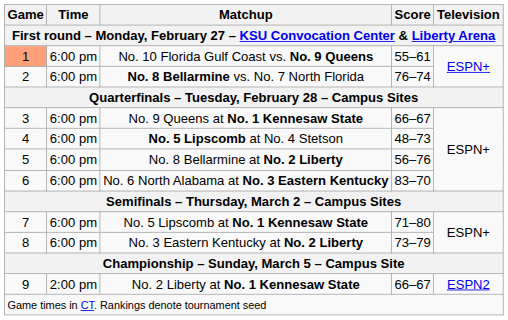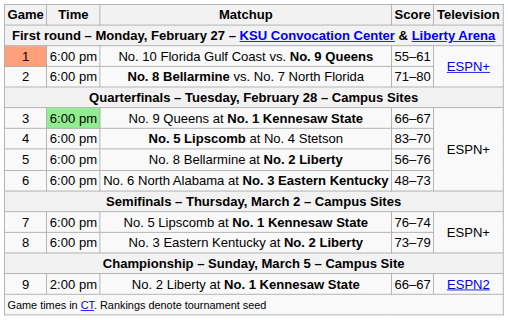(413, 77) 76–74 -> (413, 77) 71–80
(73, 118) no background -> (73, 118) lightgreen background
(413, 139) 48–73 -> (413, 139) 83–70
(413, 181) 83–70 -> (413, 181) 48–73
(413, 222) 71–80 -> (413, 222) 76–74
